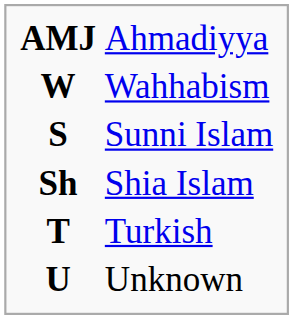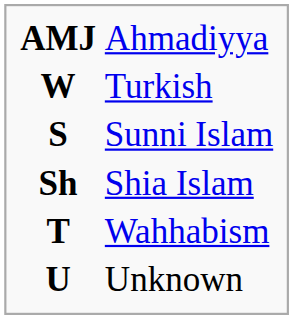(187, 87) Wahhabism -> (159, 87) Turkish
(159, 231) Turkish -> (187, 231) Wahhabism
